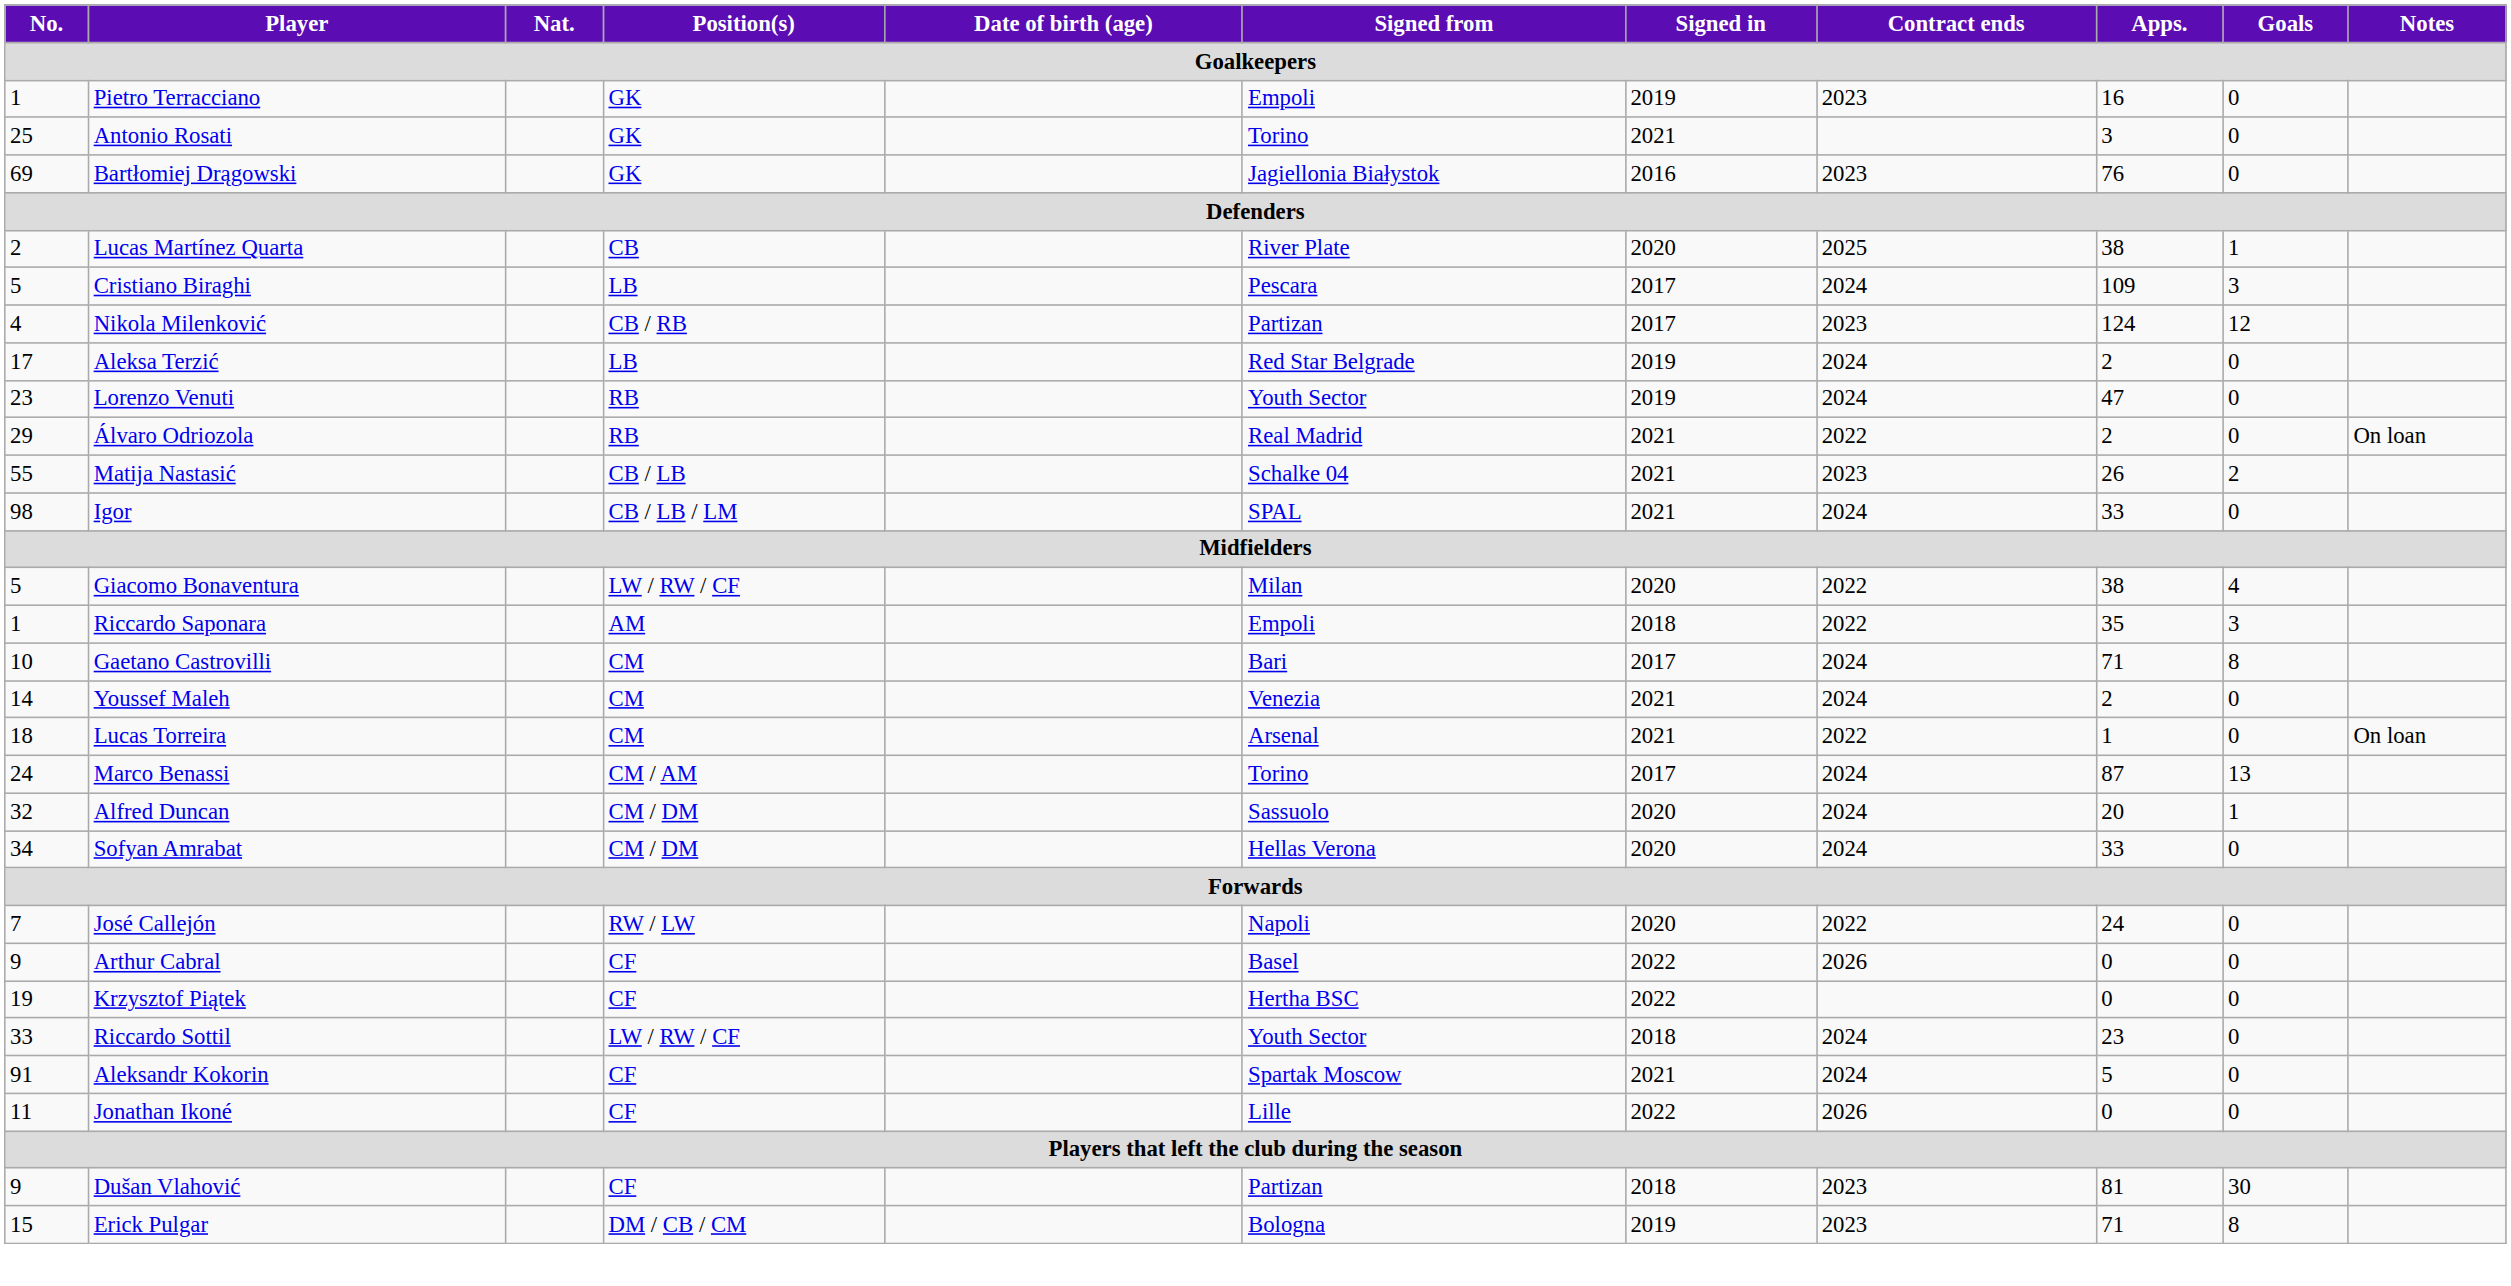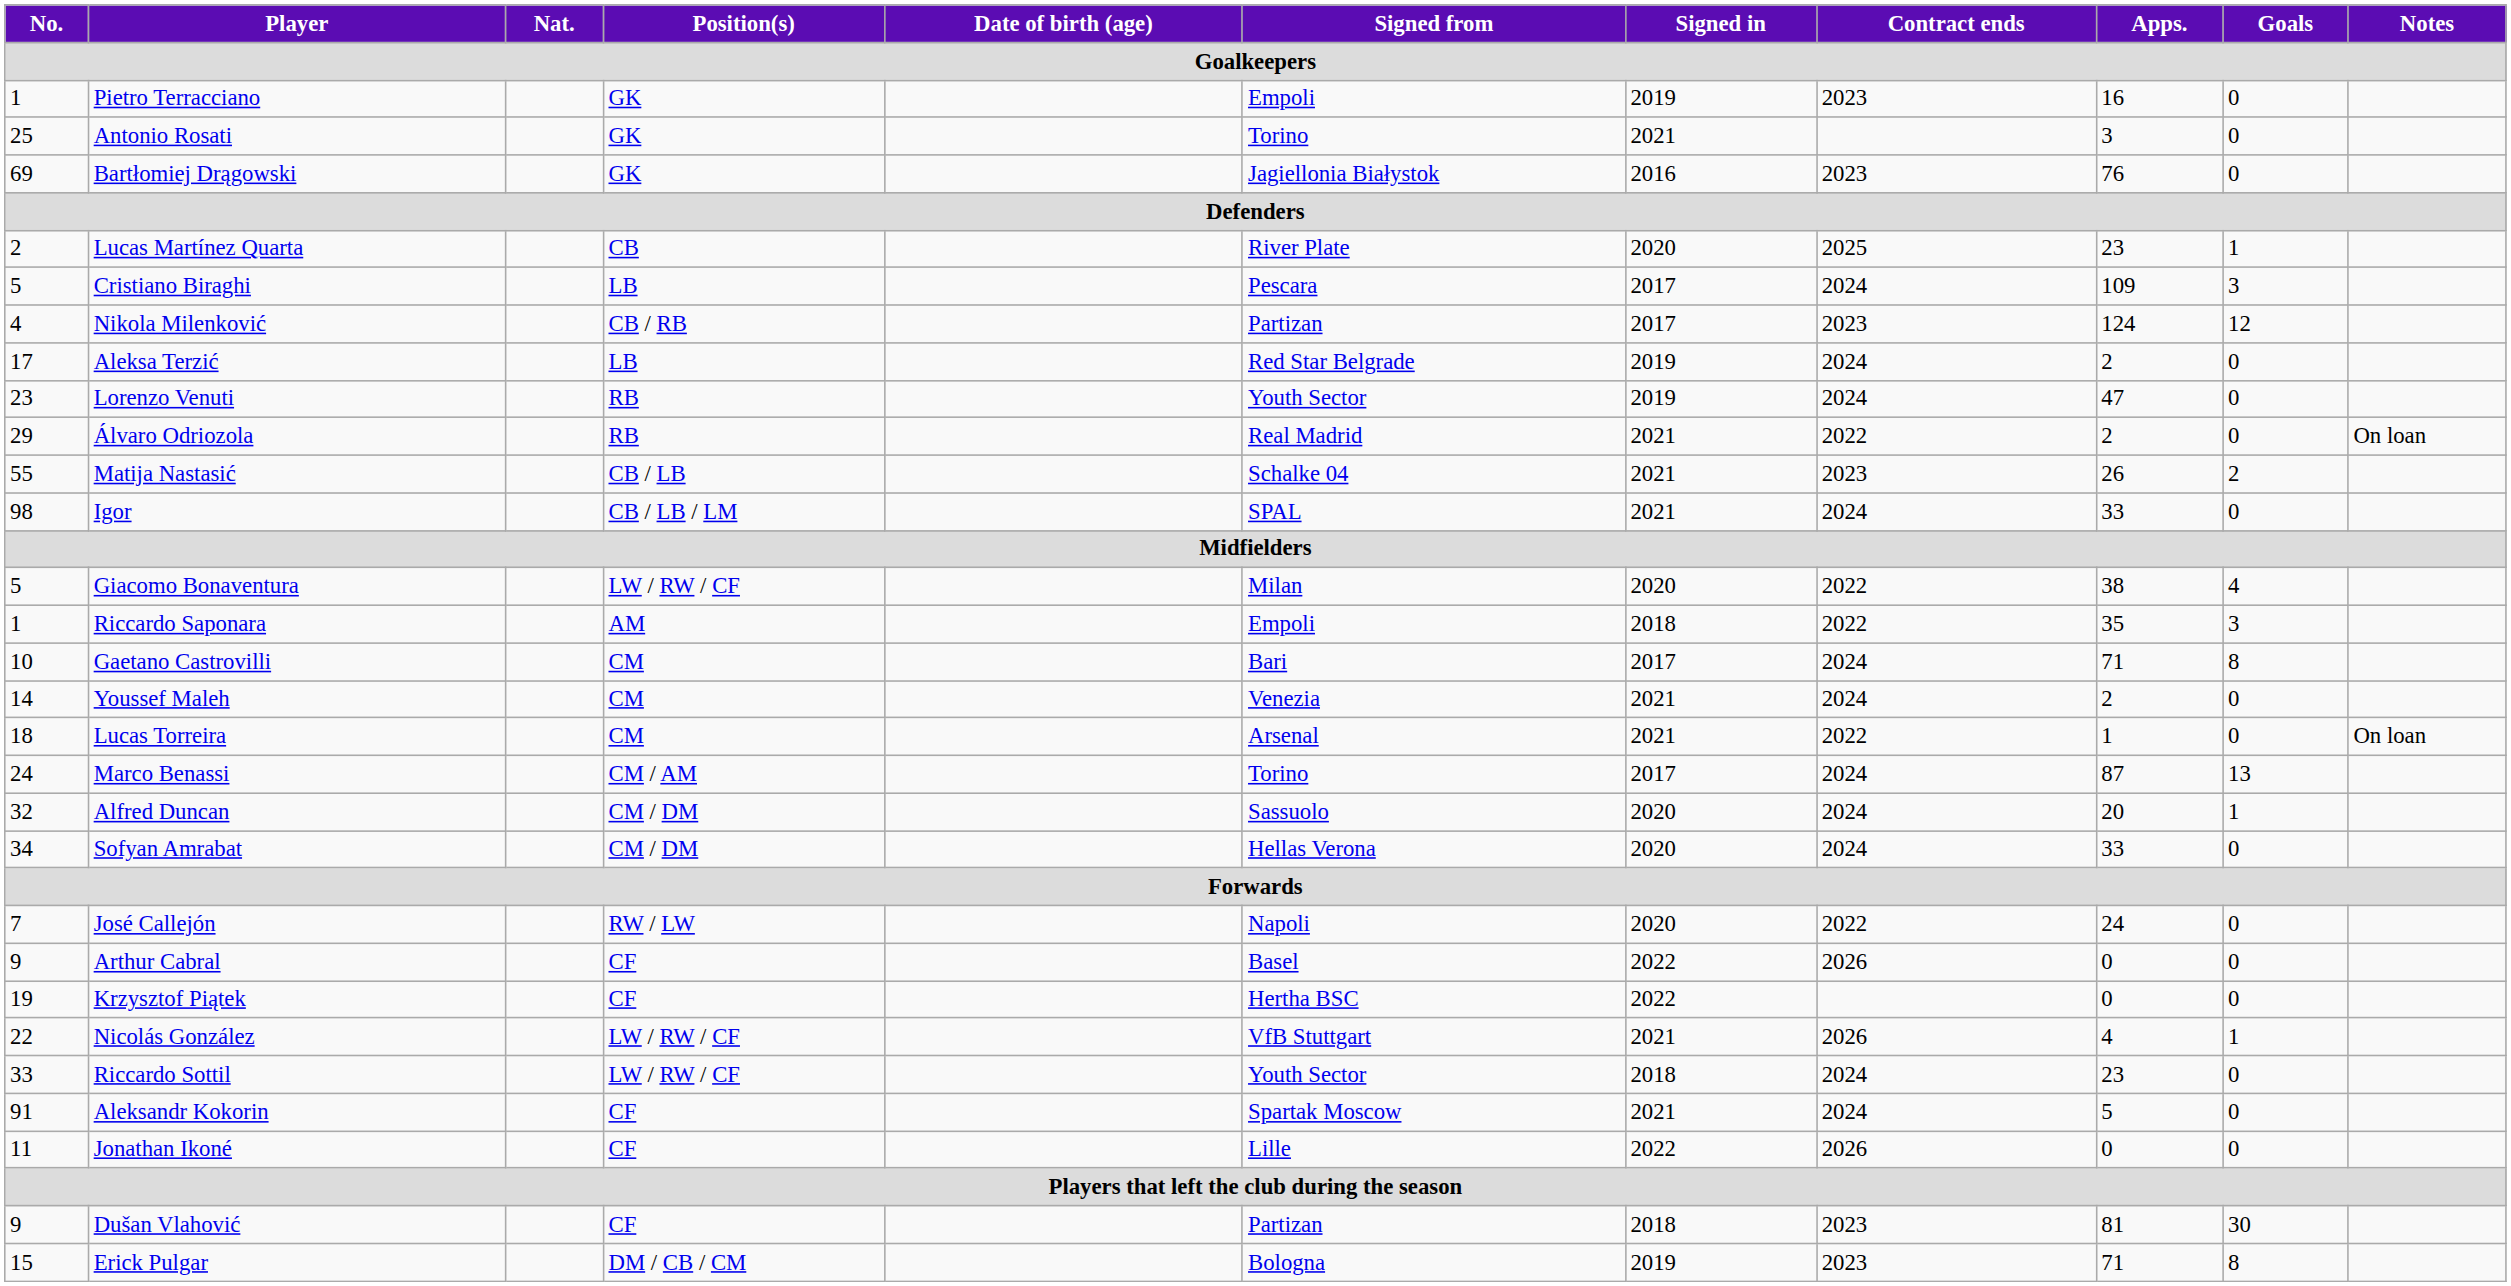(2113, 248) 38 -> (2113, 248) 23
+ row: (174, 1036)
